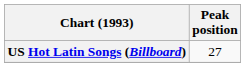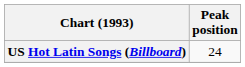(215, 51) 27 -> (215, 51) 24
